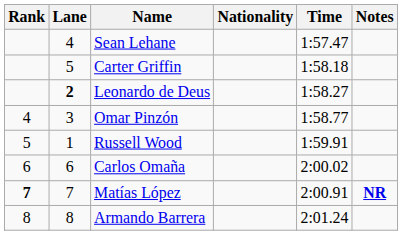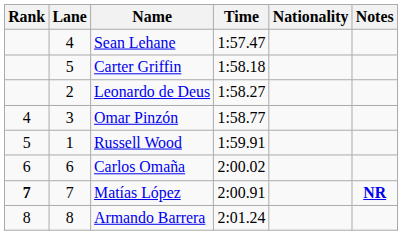columns swapped: (255, 17) <-> (324, 17)
(70, 92) bold -> (70, 92) normal
